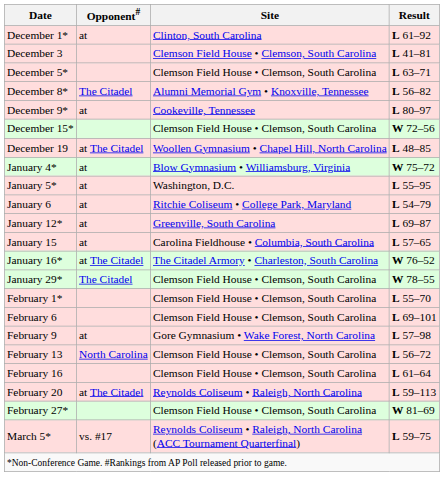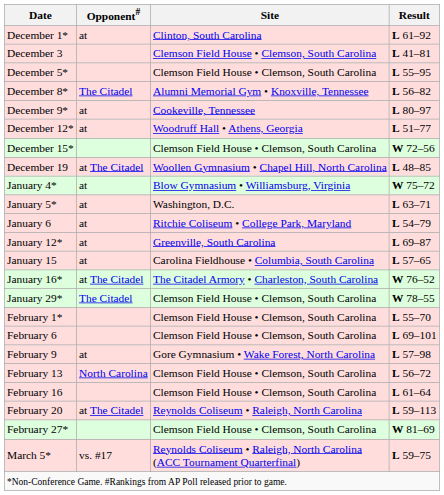(411, 72) L 63–71 -> (411, 72) L 55–95
+ row: (40, 129)
(411, 185) L 55–95 -> (411, 204) L 63–71
